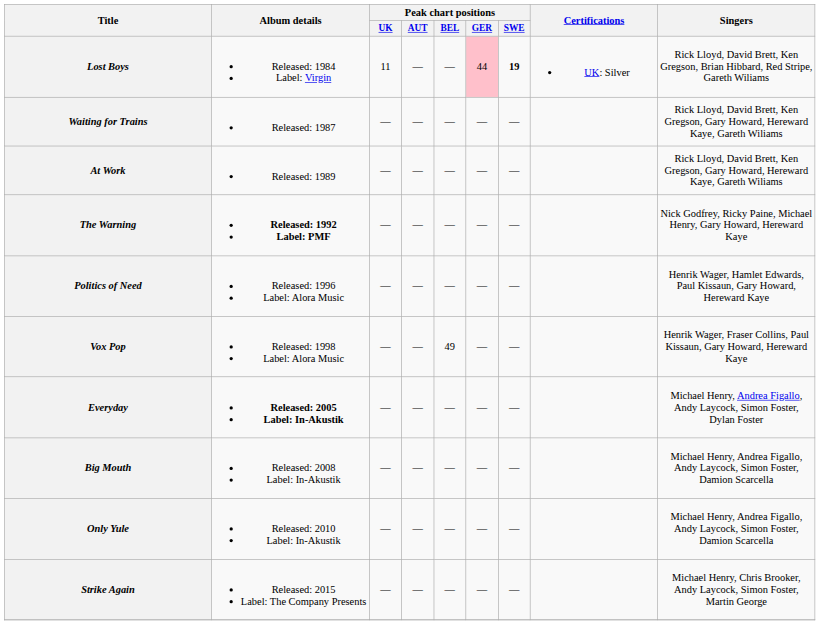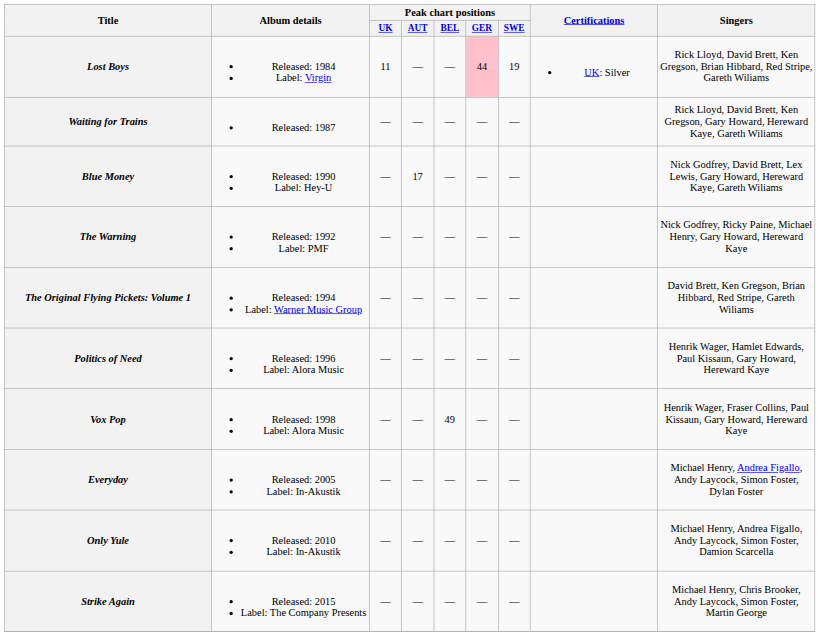(514, 66) bold -> (514, 66) normal
- row: (108, 170)
+ row: (108, 176)
(291, 231) bold -> (291, 243) normal
+ row: (108, 297)
(291, 413) bold -> (291, 486) normal
- row: (108, 468)
